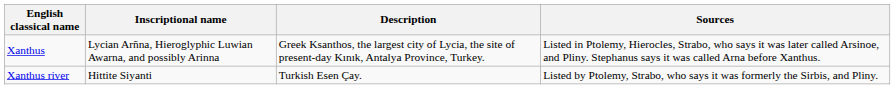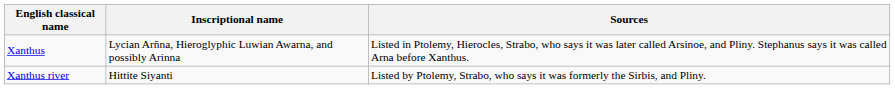- column: (408, 19)
